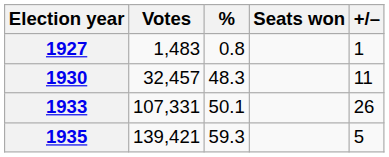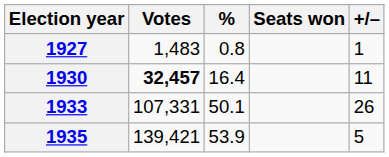(172, 78) normal -> (172, 78) bold
(227, 78) 48.3 -> (227, 78) 16.4
(227, 136) 59.3 -> (227, 136) 53.9
